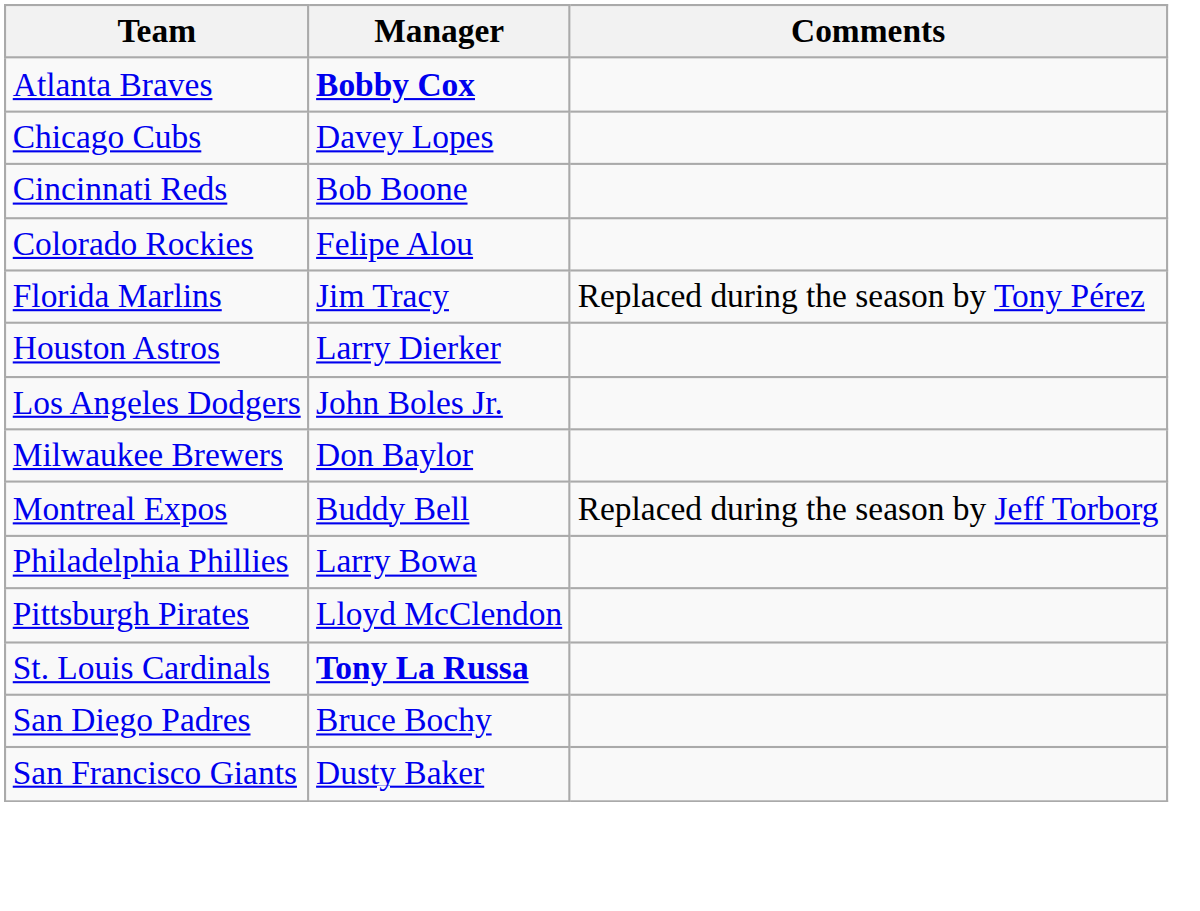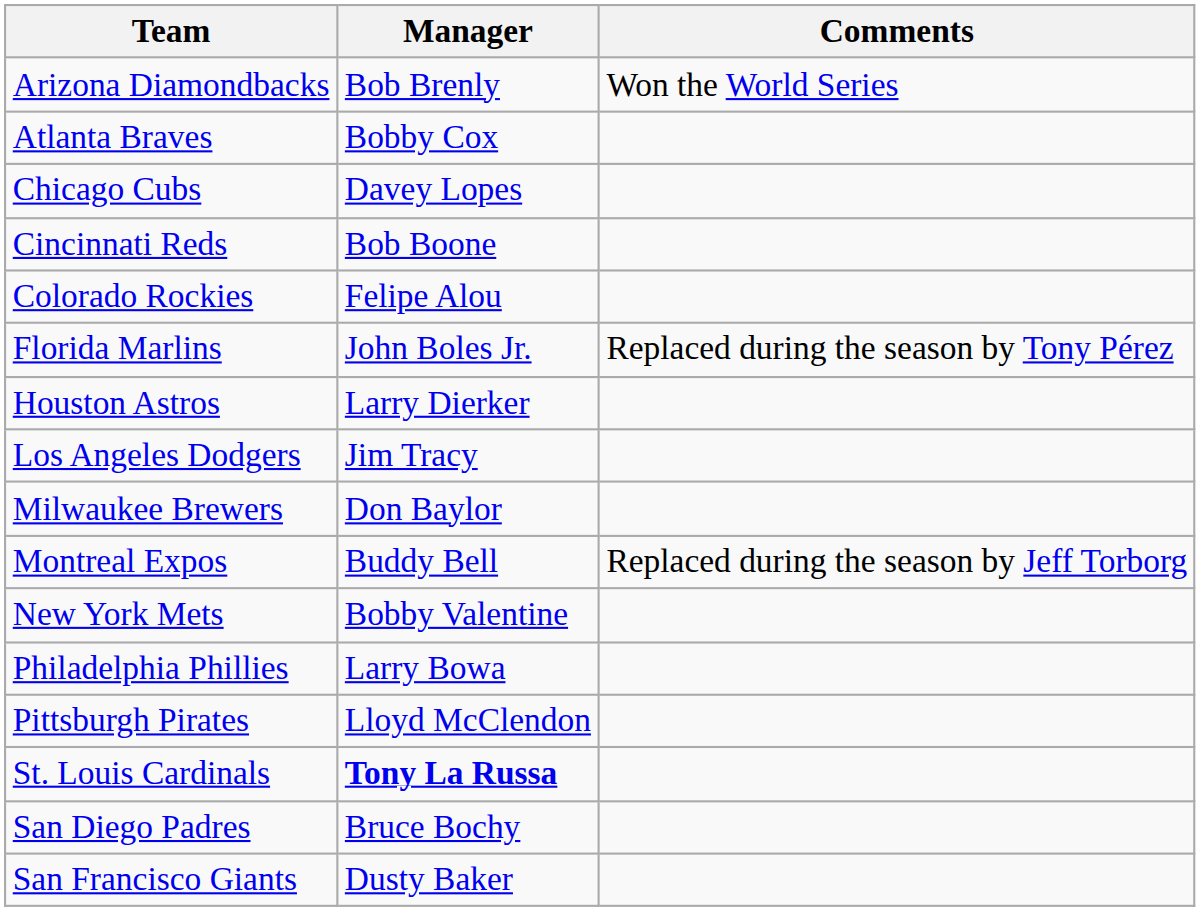+ row: (171, 84)
(396, 84) bold -> (421, 137) normal
(383, 296) Jim Tracy -> (438, 349) John Boles Jr.
(409, 402) John Boles Jr. -> (411, 455) Jim Tracy
+ row: (118, 614)
